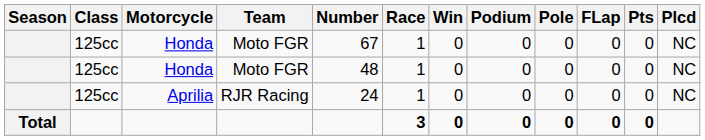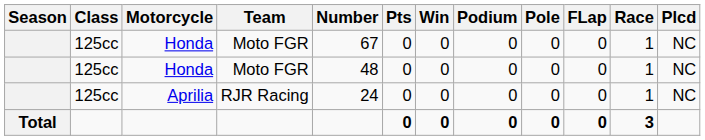columns swapped: (406, 17) <-> (641, 17)
